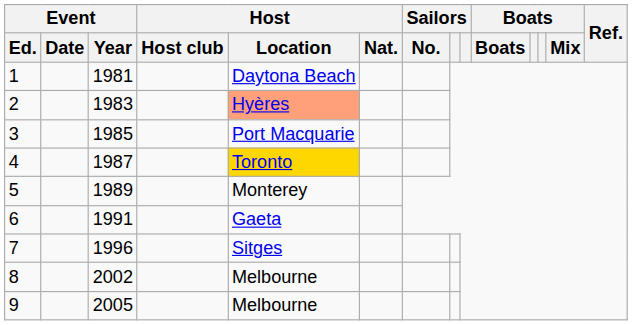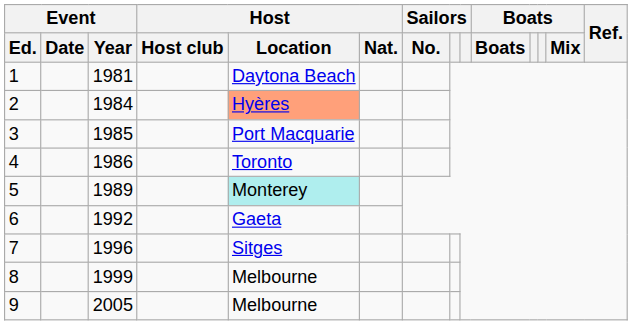(113, 104) 1983 -> (113, 104) 1984
(113, 162) 1987 -> (113, 162) 1986
(262, 162) gold background -> (262, 162) no background
(270, 190) no background -> (270, 190) paleturquoise background
(113, 219) 1991 -> (113, 219) 1992
(113, 276) 2002 -> (113, 276) 1999
